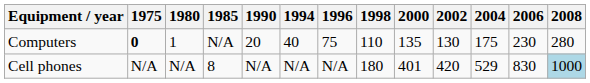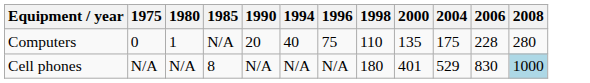- column: (452, 16)
(135, 41) bold -> (135, 41) normal
(524, 41) 230 -> (486, 41) 228
